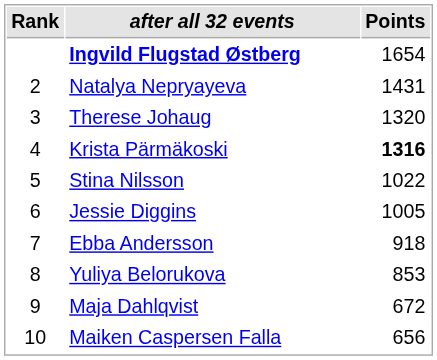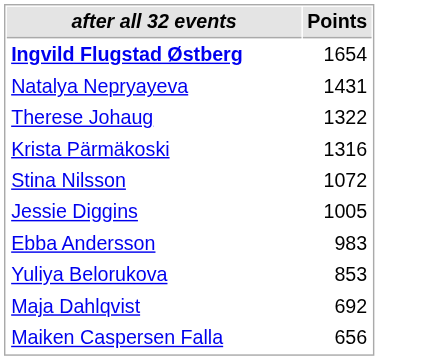- column: (35, 22)
(403, 118) 1320 -> (345, 118) 1322
(403, 149) bold -> (345, 149) normal
(403, 181) 1022 -> (345, 181) 1072
(409, 244) 918 -> (351, 244) 983
(409, 306) 672 -> (351, 306) 692
